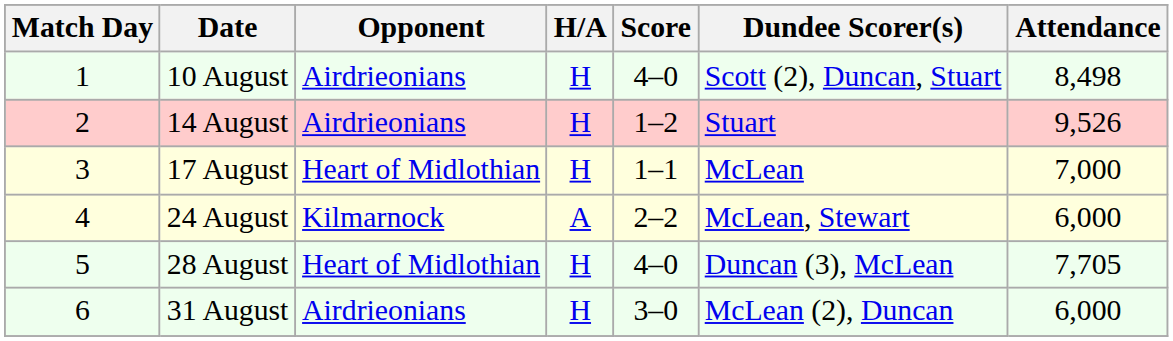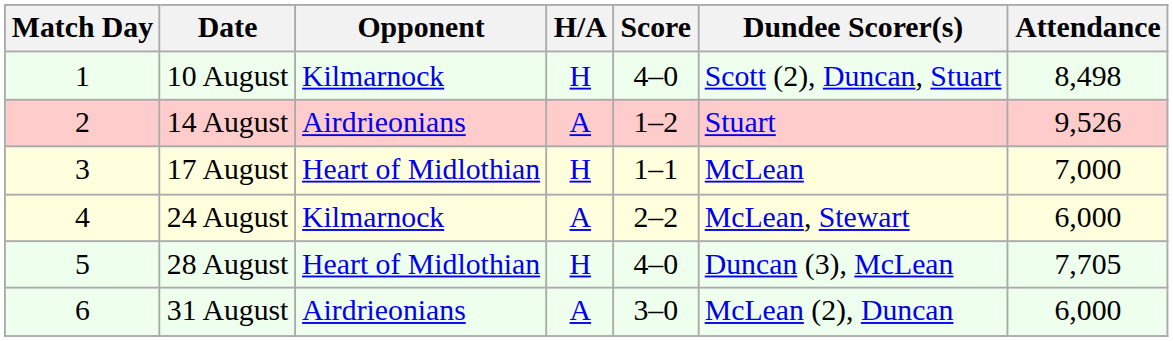(384, 75) Airdrieonians -> (373, 75) Kilmarnock
(580, 122) H -> (580, 122) A
(580, 311) H -> (580, 311) A
